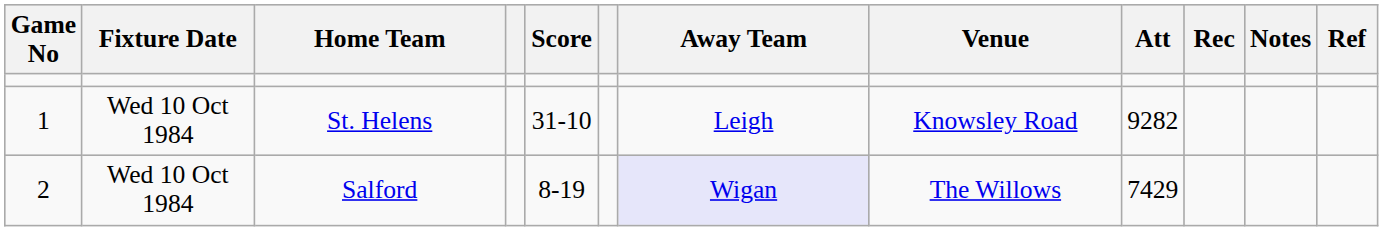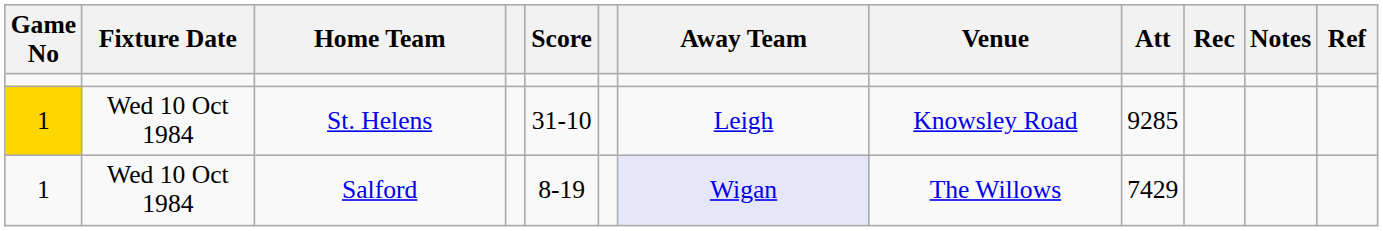(43, 120) no background -> (43, 120) gold background
(1153, 120) 9282 -> (1153, 120) 9285
(43, 189) 2 -> (43, 189) 1
